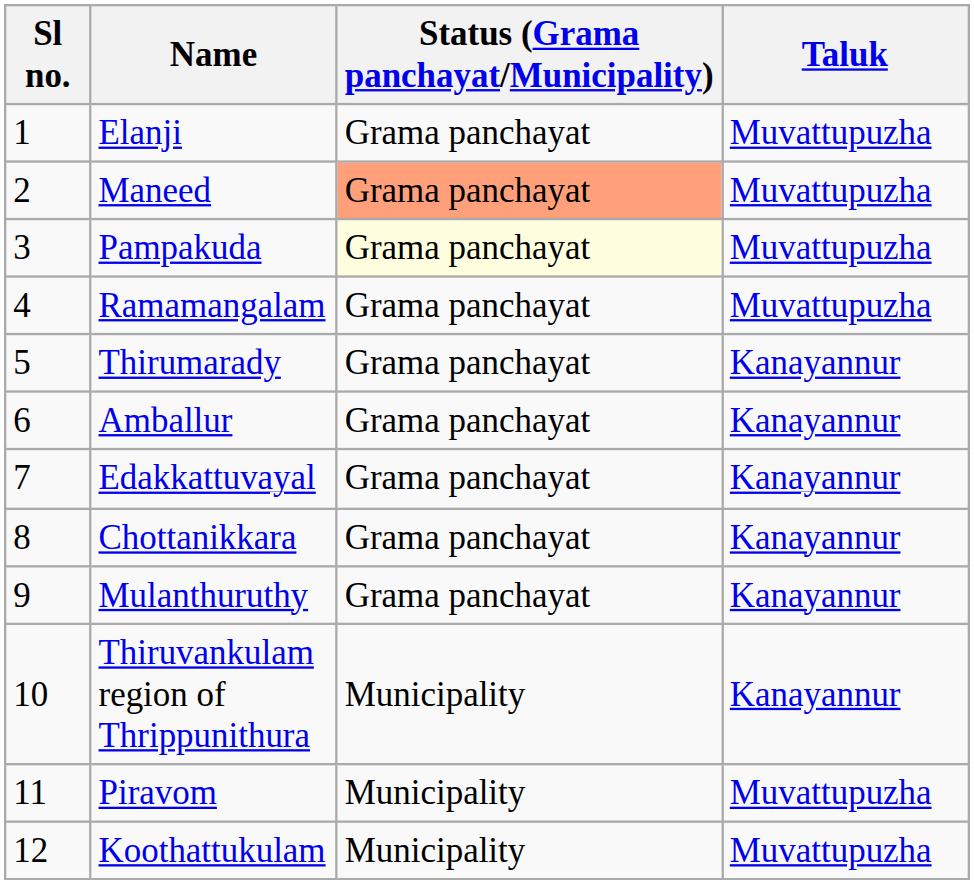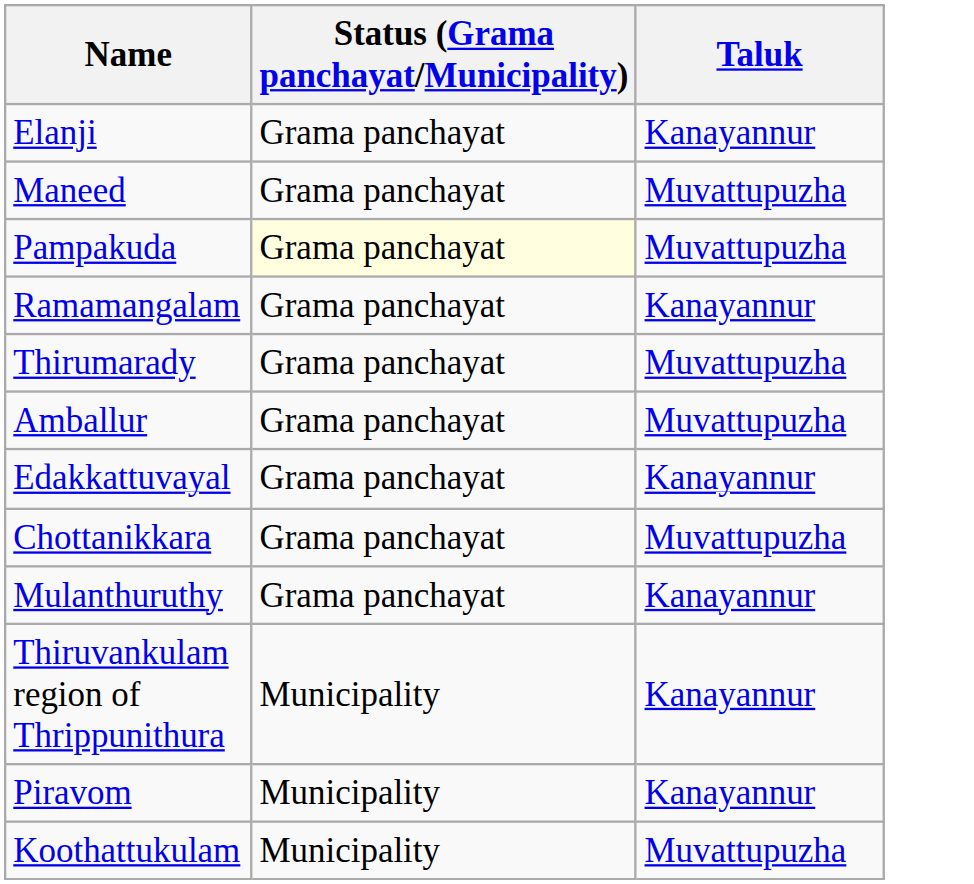- column: (48, 54)
(831, 132) Muvattupuzha -> (730, 132) Kanayannur
(467, 190) lightsalmon background -> (382, 190) no background
(831, 305) Muvattupuzha -> (730, 305) Kanayannur
(815, 363) Kanayannur -> (745, 363) Muvattupuzha
(815, 420) Kanayannur -> (745, 420) Muvattupuzha
(815, 536) Kanayannur -> (745, 536) Muvattupuzha
(831, 791) Muvattupuzha -> (730, 791) Kanayannur
